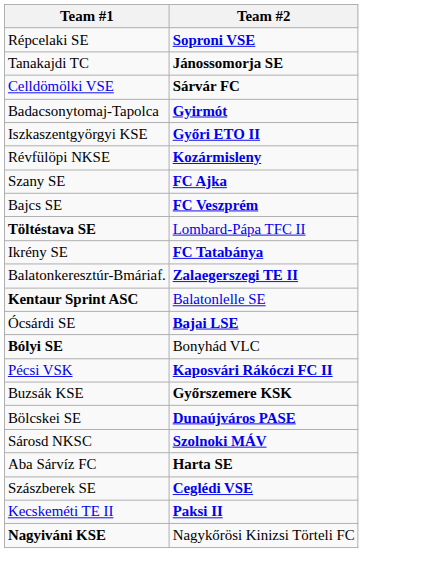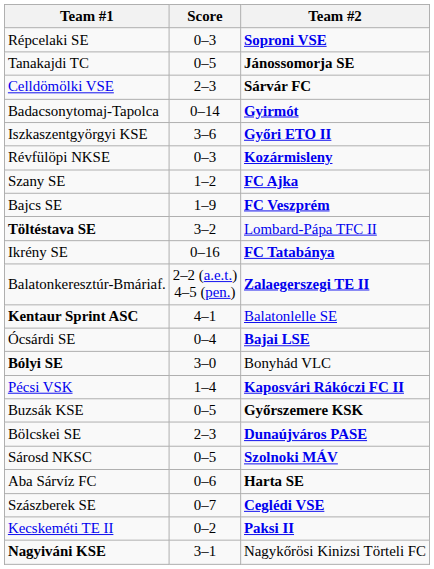+ column: (205, 16)
